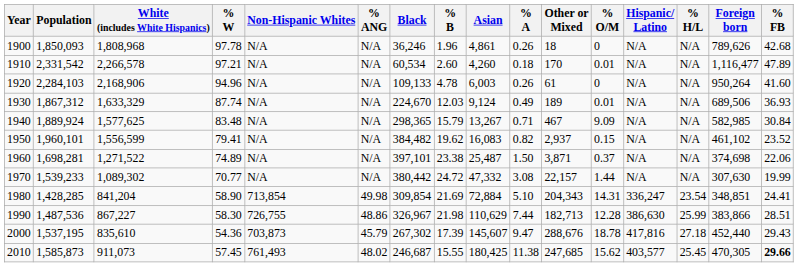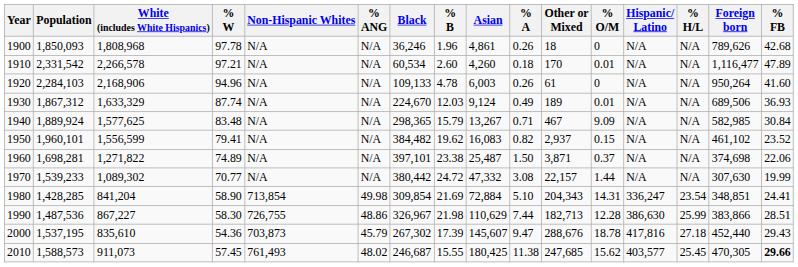(121, 158) 1,271,522 -> (121, 158) 1,271,822
(60, 252) 1,585,873 -> (60, 252) 1,588,573
